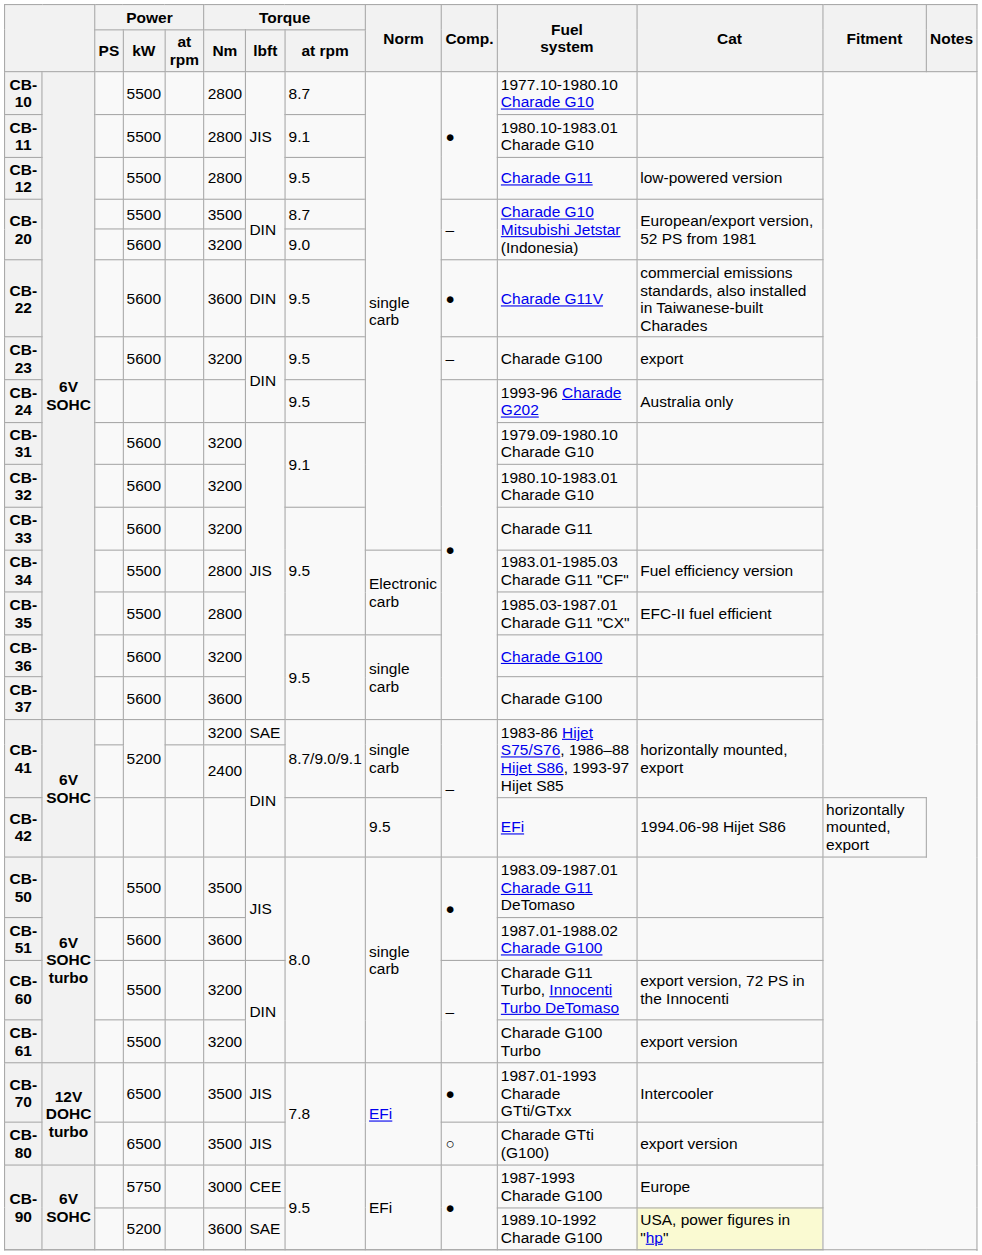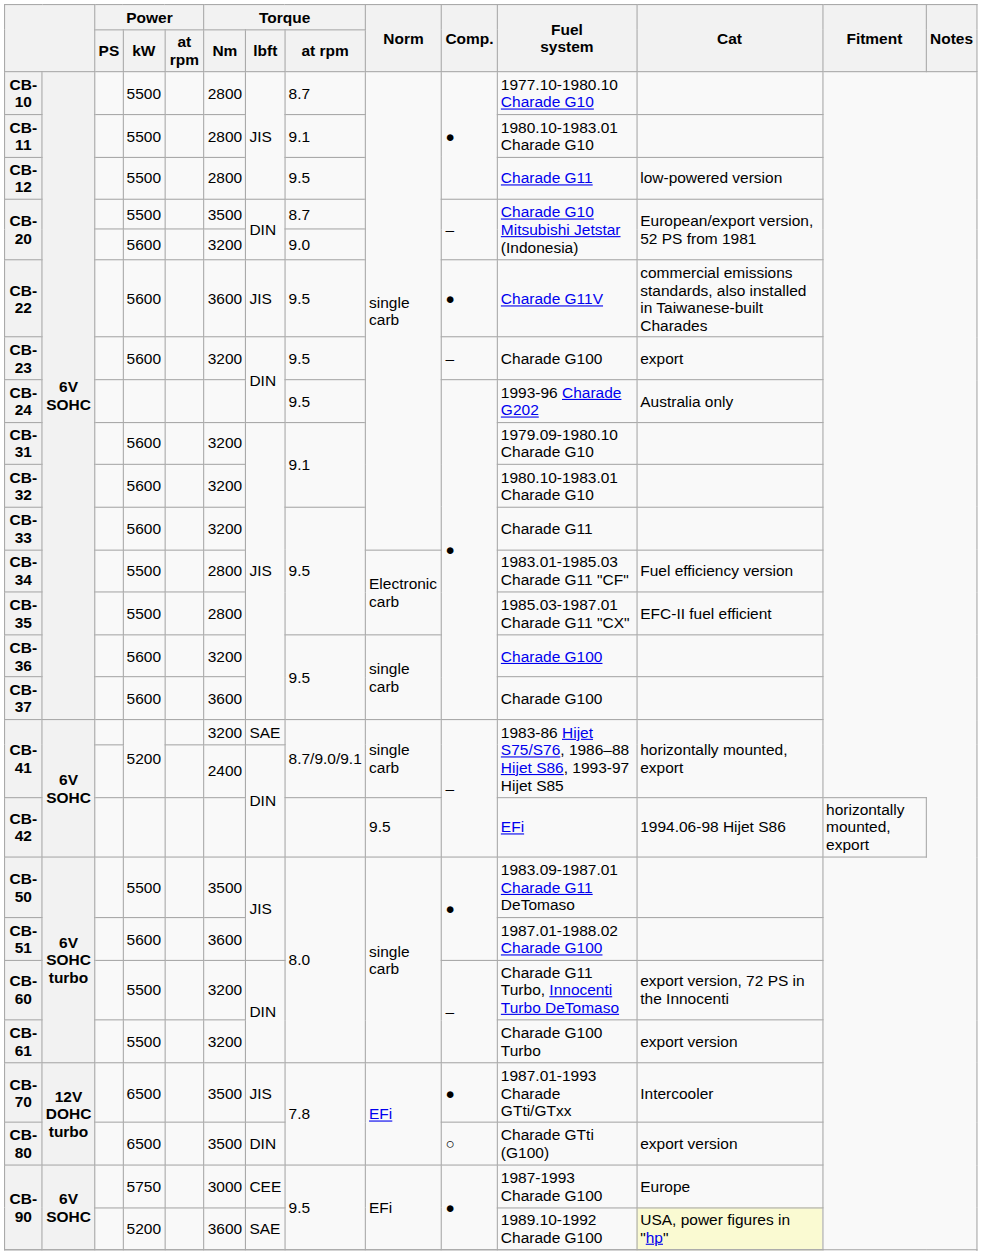(263, 298) DIN -> (261, 298) JIS
(261, 1144) JIS -> (263, 1144) DIN
